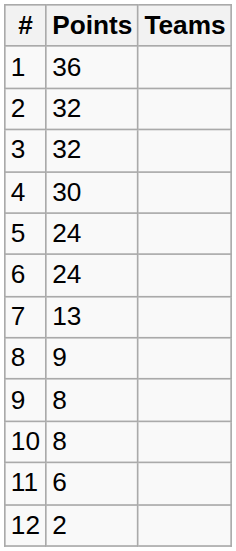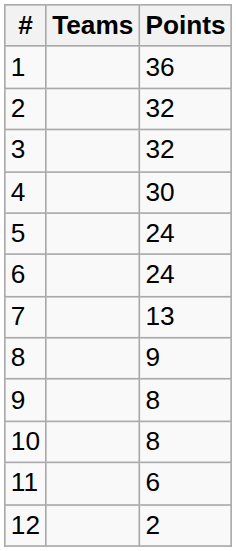columns swapped: (185, 25) <-> (92, 25)
